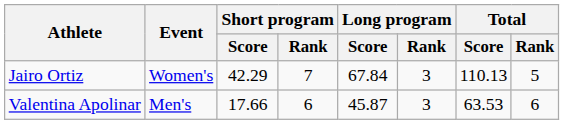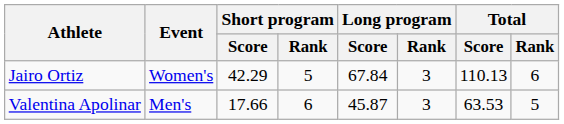(308, 75) 7 -> (308, 75) 5
(535, 75) 5 -> (535, 75) 6
(535, 104) 6 -> (535, 104) 5
